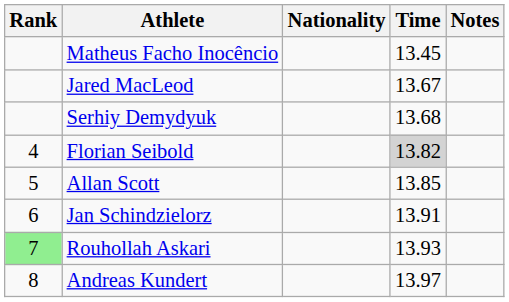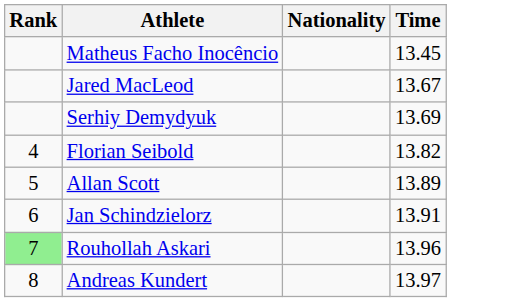- column: (475, 20)
(418, 118) 13.68 -> (418, 118) 13.69
(418, 150) lightgrey background -> (418, 150) no background
(418, 183) 13.85 -> (418, 183) 13.89
(418, 248) 13.93 -> (418, 248) 13.96
